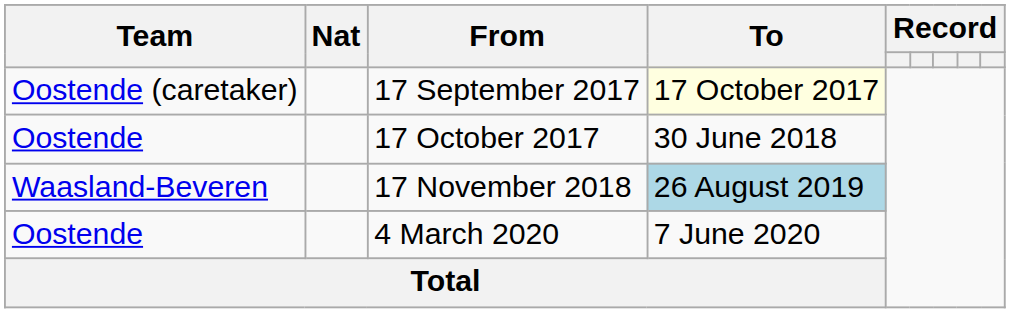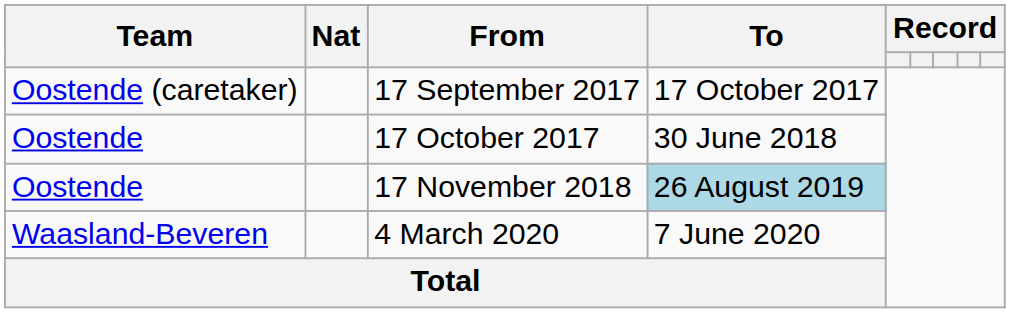(766, 90) lightyellow background -> (766, 90) no background
(140, 186) Waasland-Beveren -> (77, 186) Oostende
(77, 234) Oostende -> (140, 234) Waasland-Beveren
